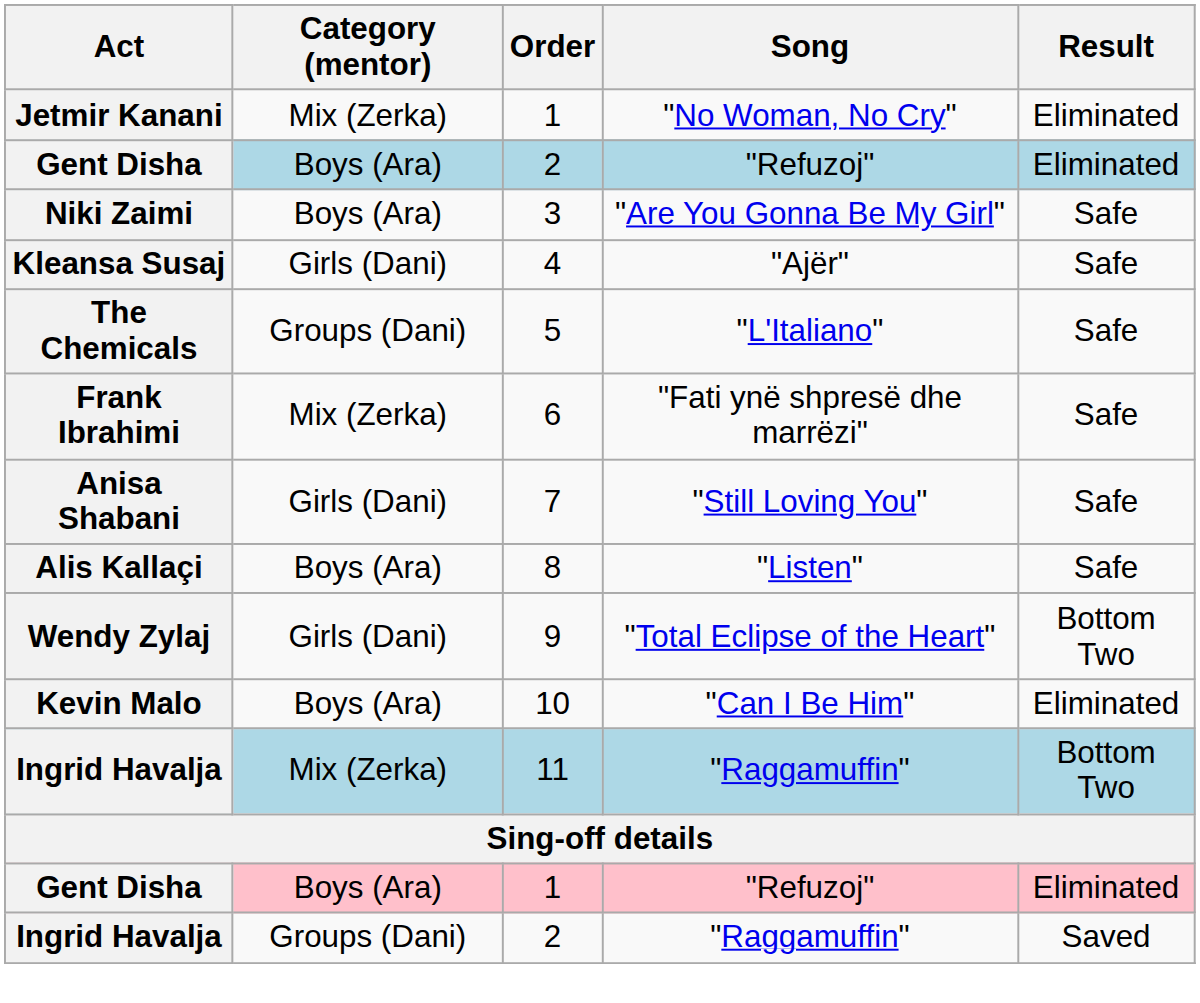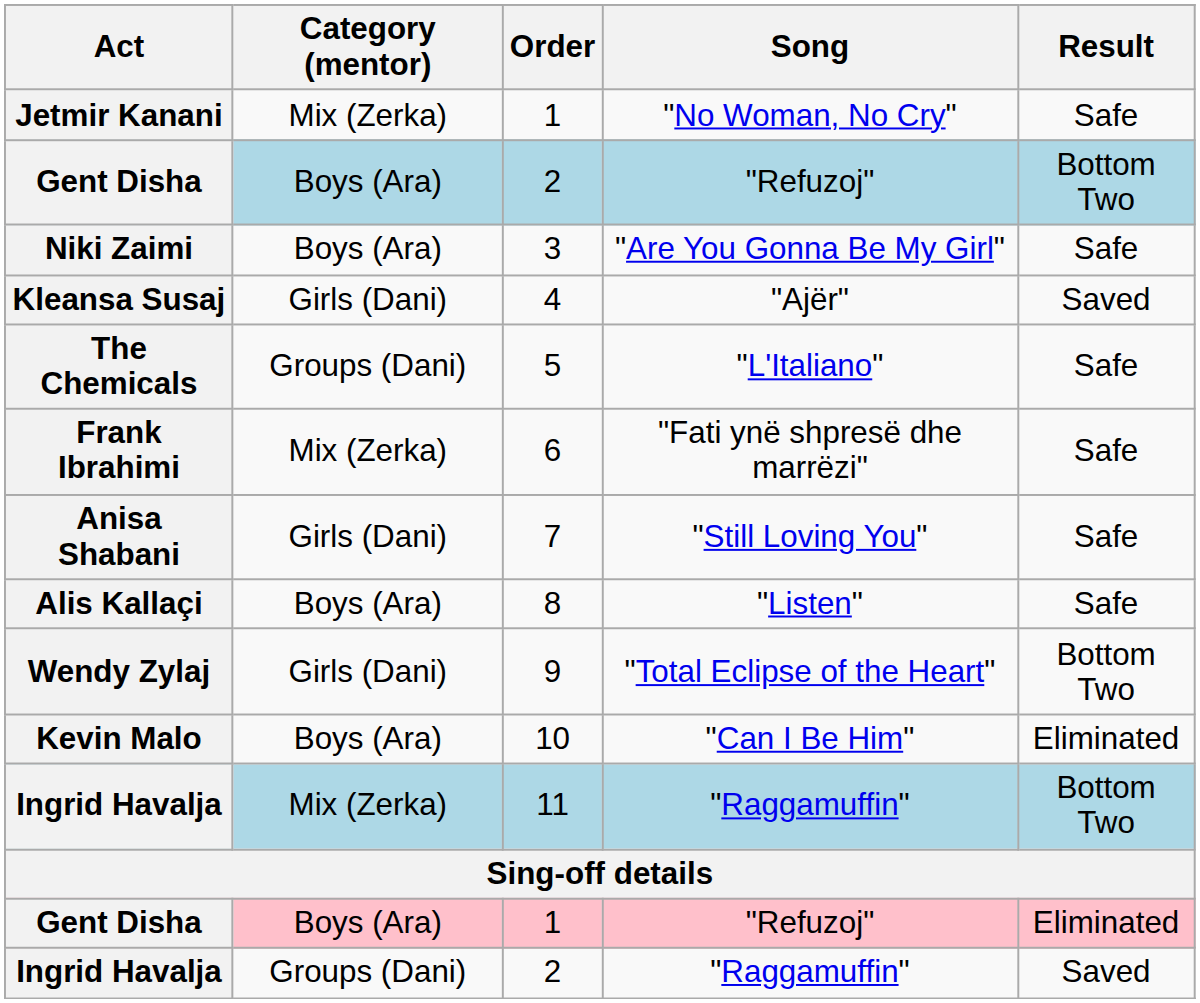(1106, 114) Eliminated -> (1106, 114) Safe
(1106, 164) Eliminated -> (1106, 181) Bottom Two
(1106, 263) Safe -> (1106, 298) Saved
